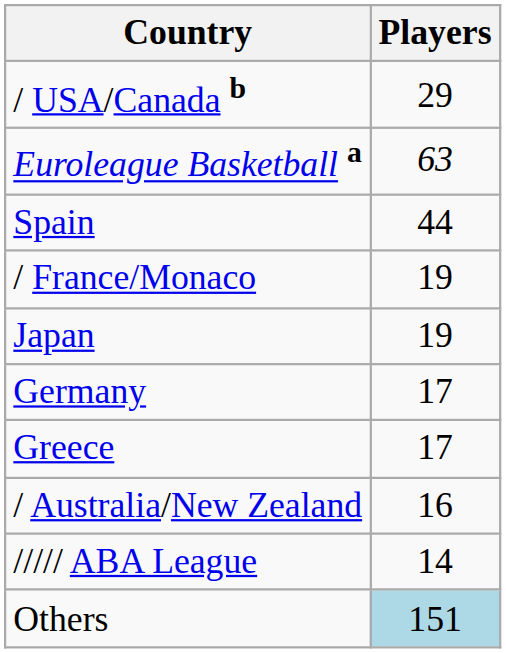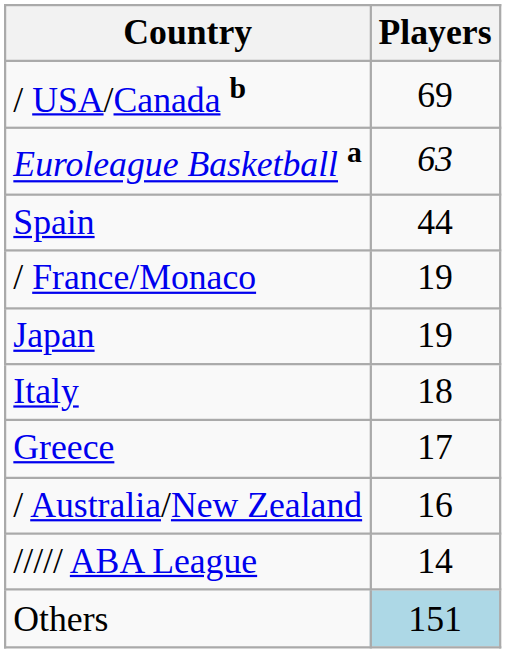(435, 94) 29 -> (435, 94) 69
+ row: (46, 391)
- row: (80, 391)
